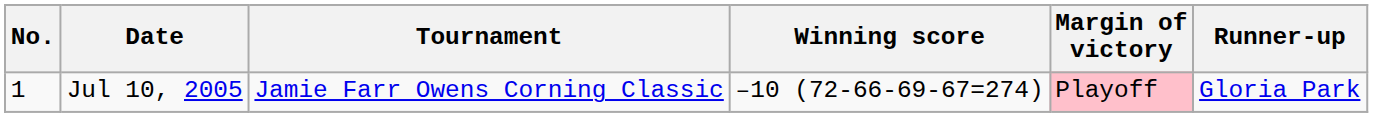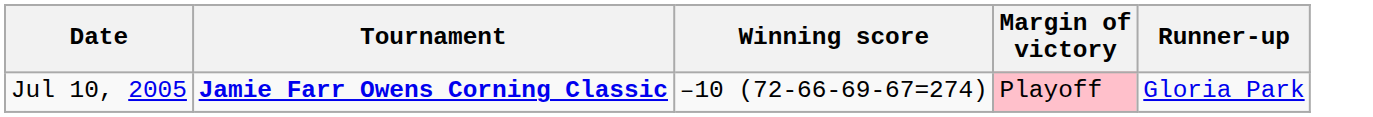- column: (33, 39)
(489, 92) normal -> (433, 92) bold
